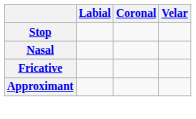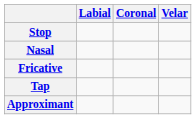+ row: (40, 86)
